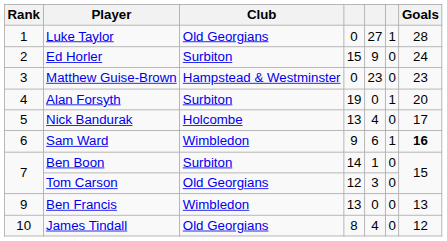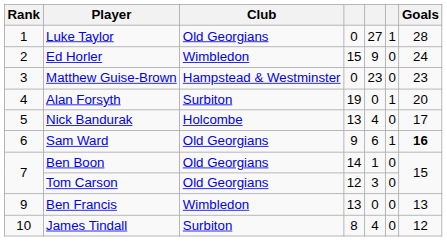(208, 57) Surbiton -> (216, 57) Wimbledon
(216, 141) Wimbledon -> (226, 141) Old Georgians
(208, 162) Surbiton -> (226, 162) Old Georgians
(226, 225) Old Georgians -> (208, 225) Surbiton
